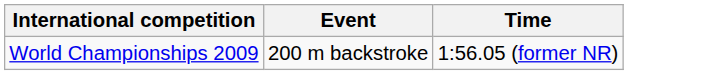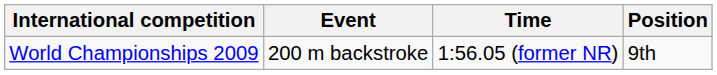+ column: (668, 20)
